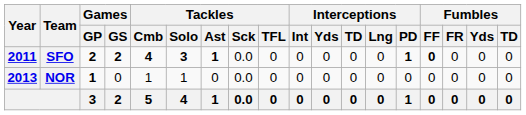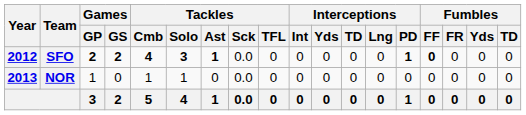(22, 57) 2011 -> (22, 57) 2012
(93, 78) bold -> (93, 78) normal
